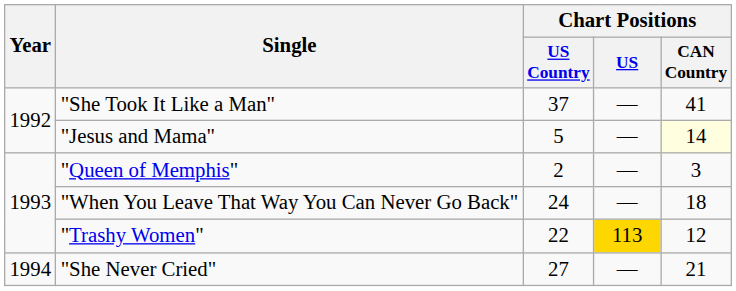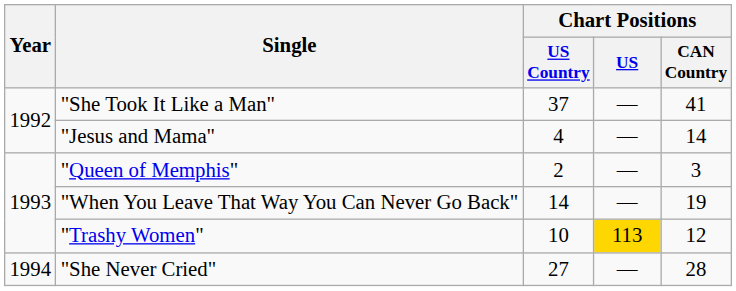(558, 136) 5 -> (558, 136) 4
(696, 136) lightyellow background -> (696, 136) no background
(558, 202) 24 -> (558, 202) 14
(696, 202) 18 -> (696, 202) 19
(558, 235) 22 -> (558, 235) 10
(696, 268) 21 -> (696, 268) 28
